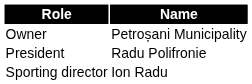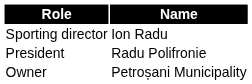rows swapped: (26, 34) <-> (57, 72)
